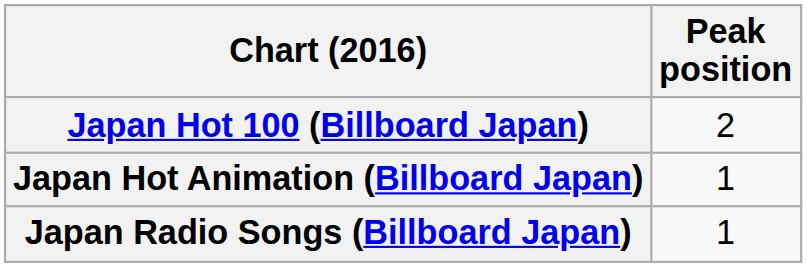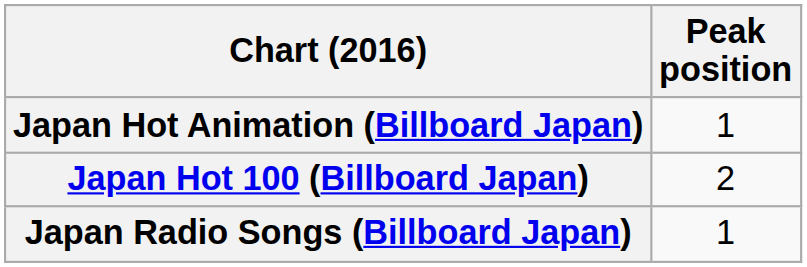rows swapped: (328, 124) <-> (328, 178)
